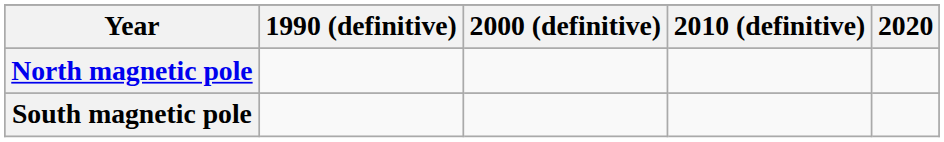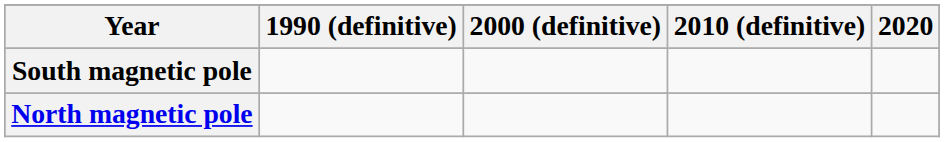rows swapped: (132, 70) <-> (132, 114)
